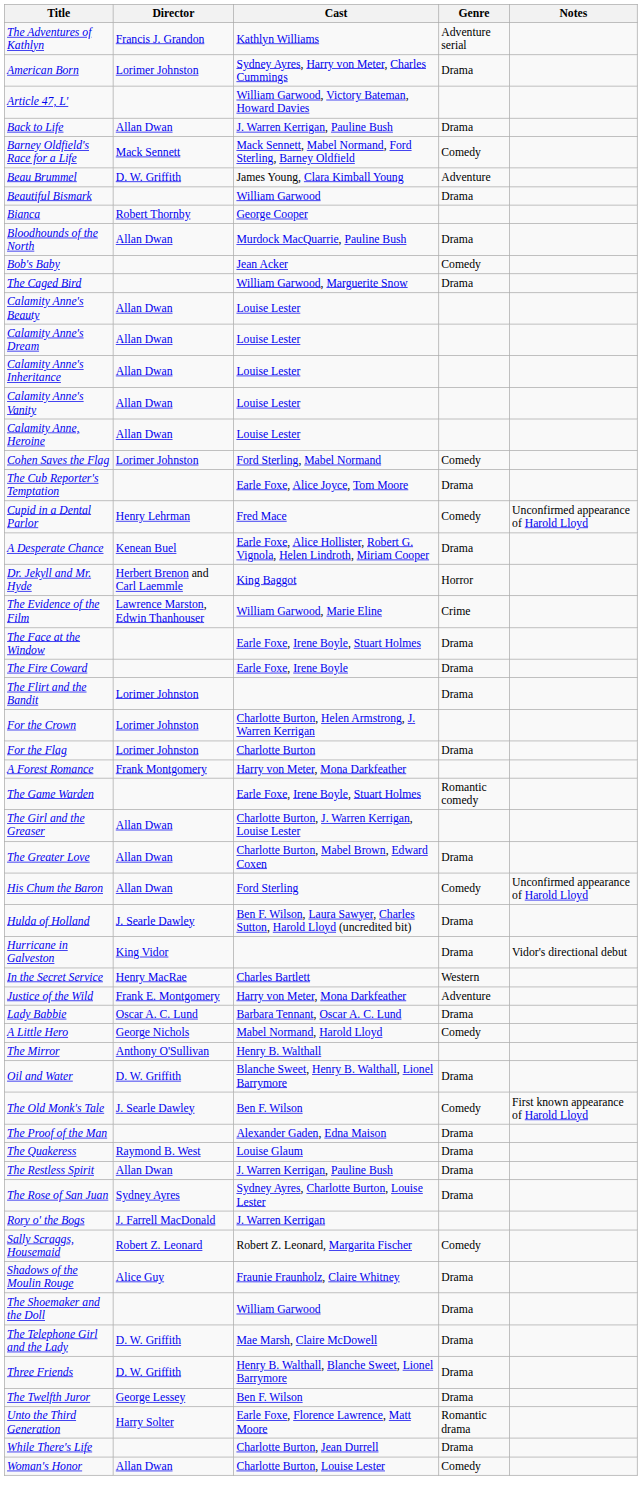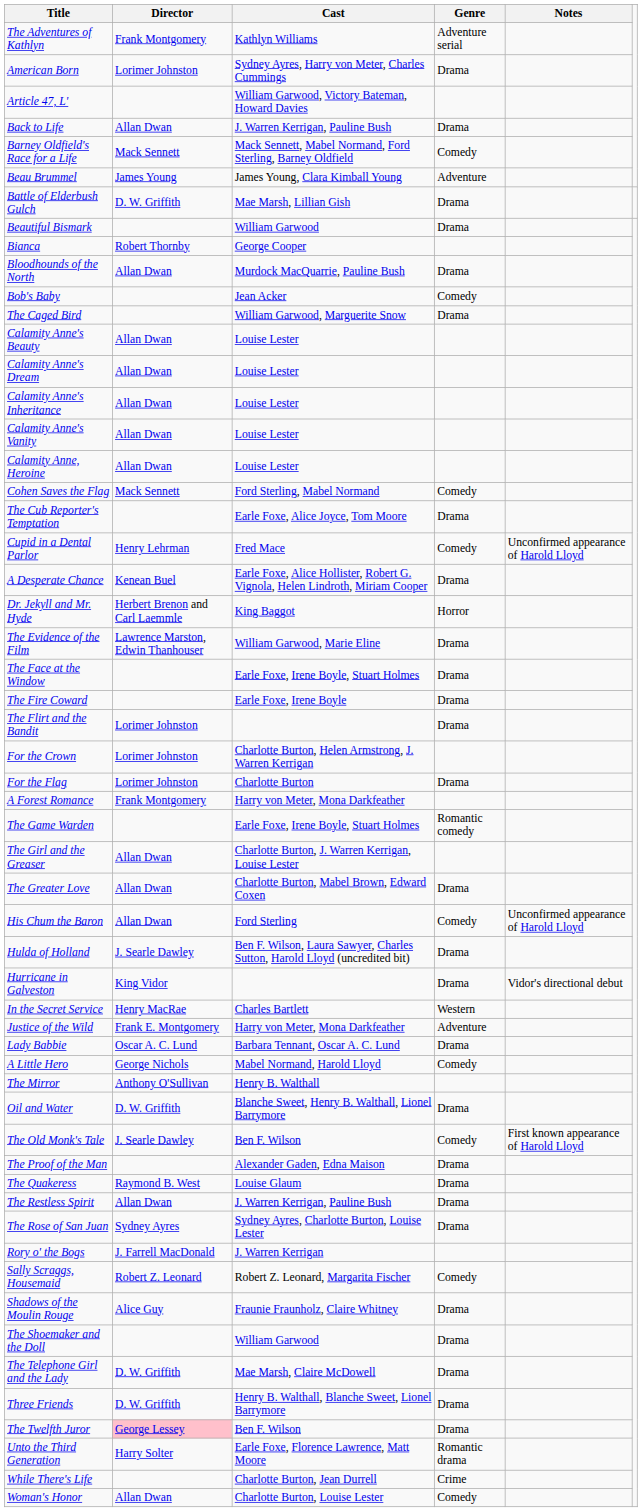(160, 38) Francis J. Grandon -> (161, 38) Frank Montgomery
(148, 177) D. W. Griffith -> (146, 177) James Young
+ row: (52, 202)
(157, 460) Lorimer Johnston -> (147, 491) Mack Sennett
(456, 611) Crime -> (453, 643) Drama
(151, 1397) no background -> (150, 1429) pink background
(457, 1447) Drama -> (452, 1479) Crime
